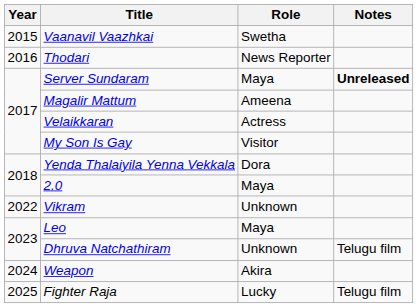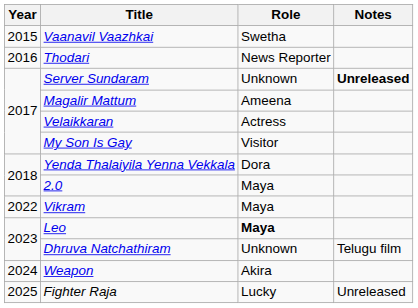(258, 79) Maya -> (269, 79) Unknown
(269, 206) Unknown -> (258, 206) Maya
(258, 228) normal -> (258, 228) bold
(369, 292) Telugu film -> (371, 292) Unreleased
